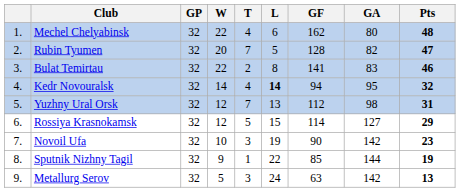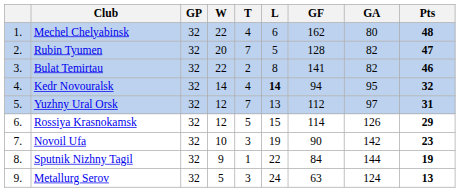(372, 68) 83 -> (372, 68) 82
(372, 104) 98 -> (372, 104) 97
(372, 123) 127 -> (372, 123) 126
(316, 159) 85 -> (316, 159) 84
(372, 178) 142 -> (372, 178) 124
